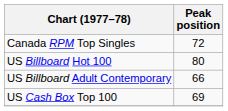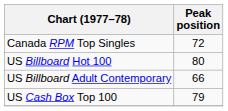(198, 97) 69 -> (198, 97) 79
